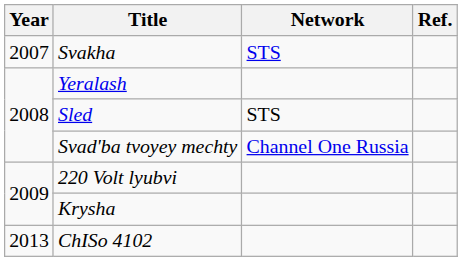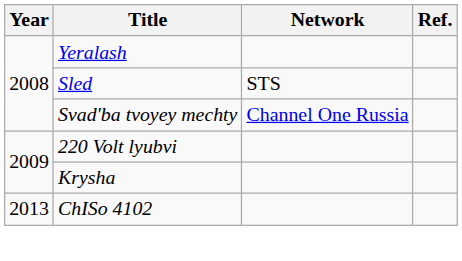- row: (87, 51)
